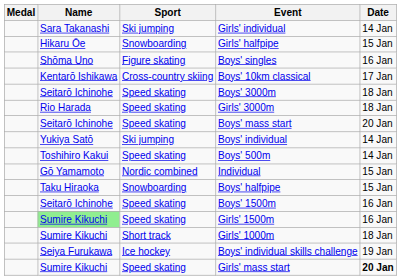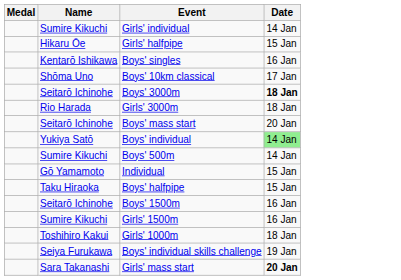- column: (168, 13)
(75, 29) Sara Takanashi -> (74, 29) Sumire Kikuchi
(67, 60) Shōma Uno -> (79, 60) Kentarō Ishikawa
(79, 76) Kentarō Ishikawa -> (67, 76) Shōma Uno
(377, 92) normal -> (282, 92) bold
(377, 140) no background -> (282, 140) lightgreen background
(74, 156) Toshihiro Kakui -> (74, 156) Sumire Kikuchi
(74, 220) lightgreen background -> (74, 220) no background
(74, 236) Sumire Kikuchi -> (74, 236) Toshihiro Kakui
(74, 268) Sumire Kikuchi -> (75, 268) Sara Takanashi
